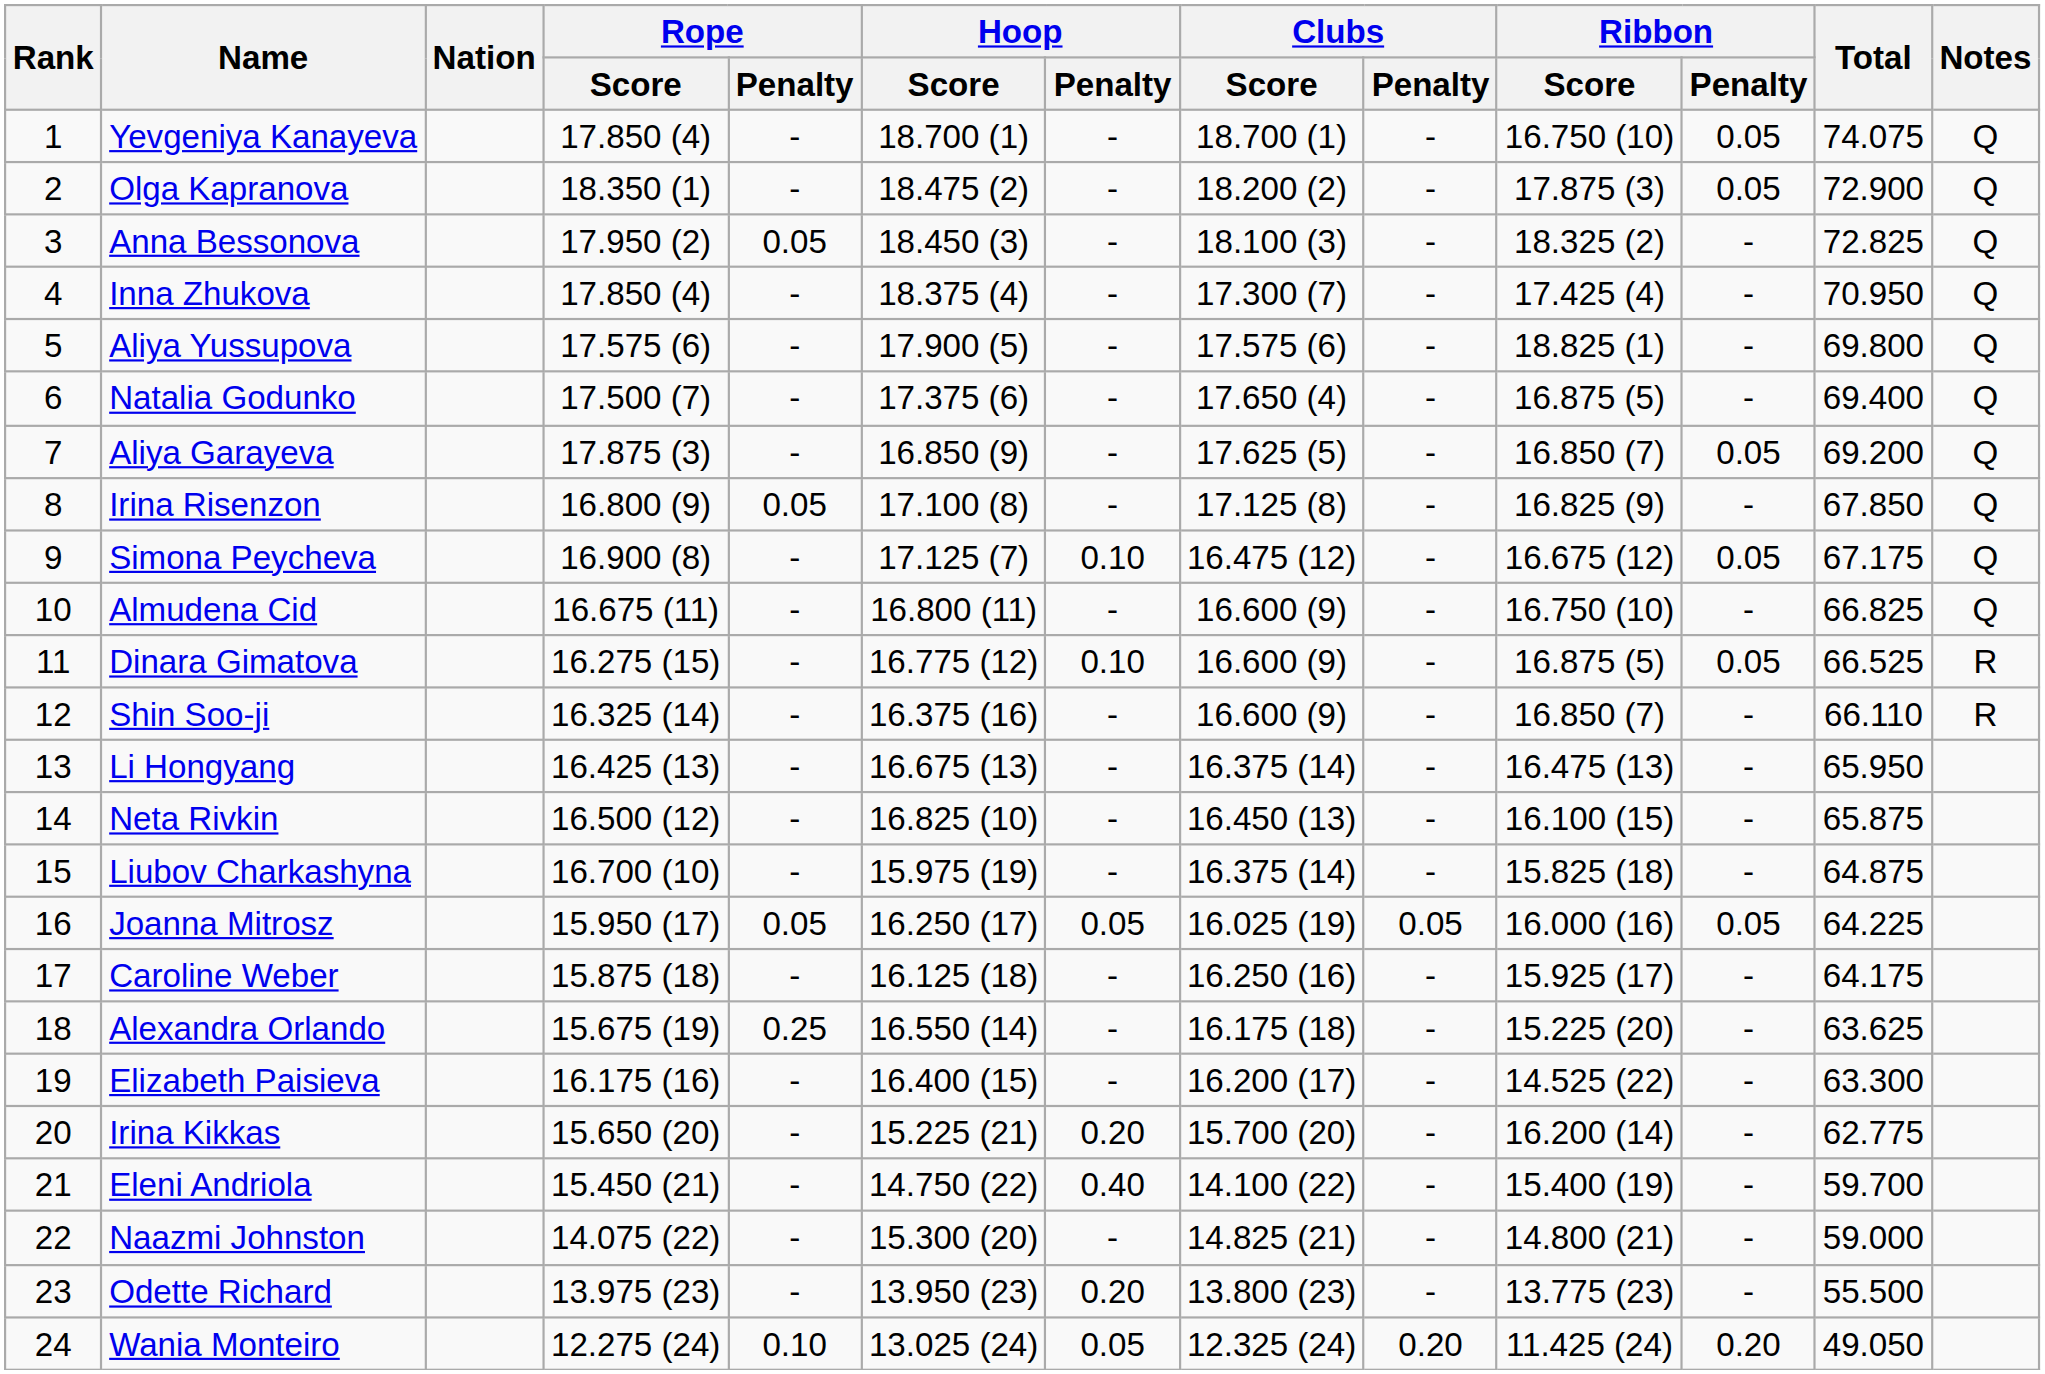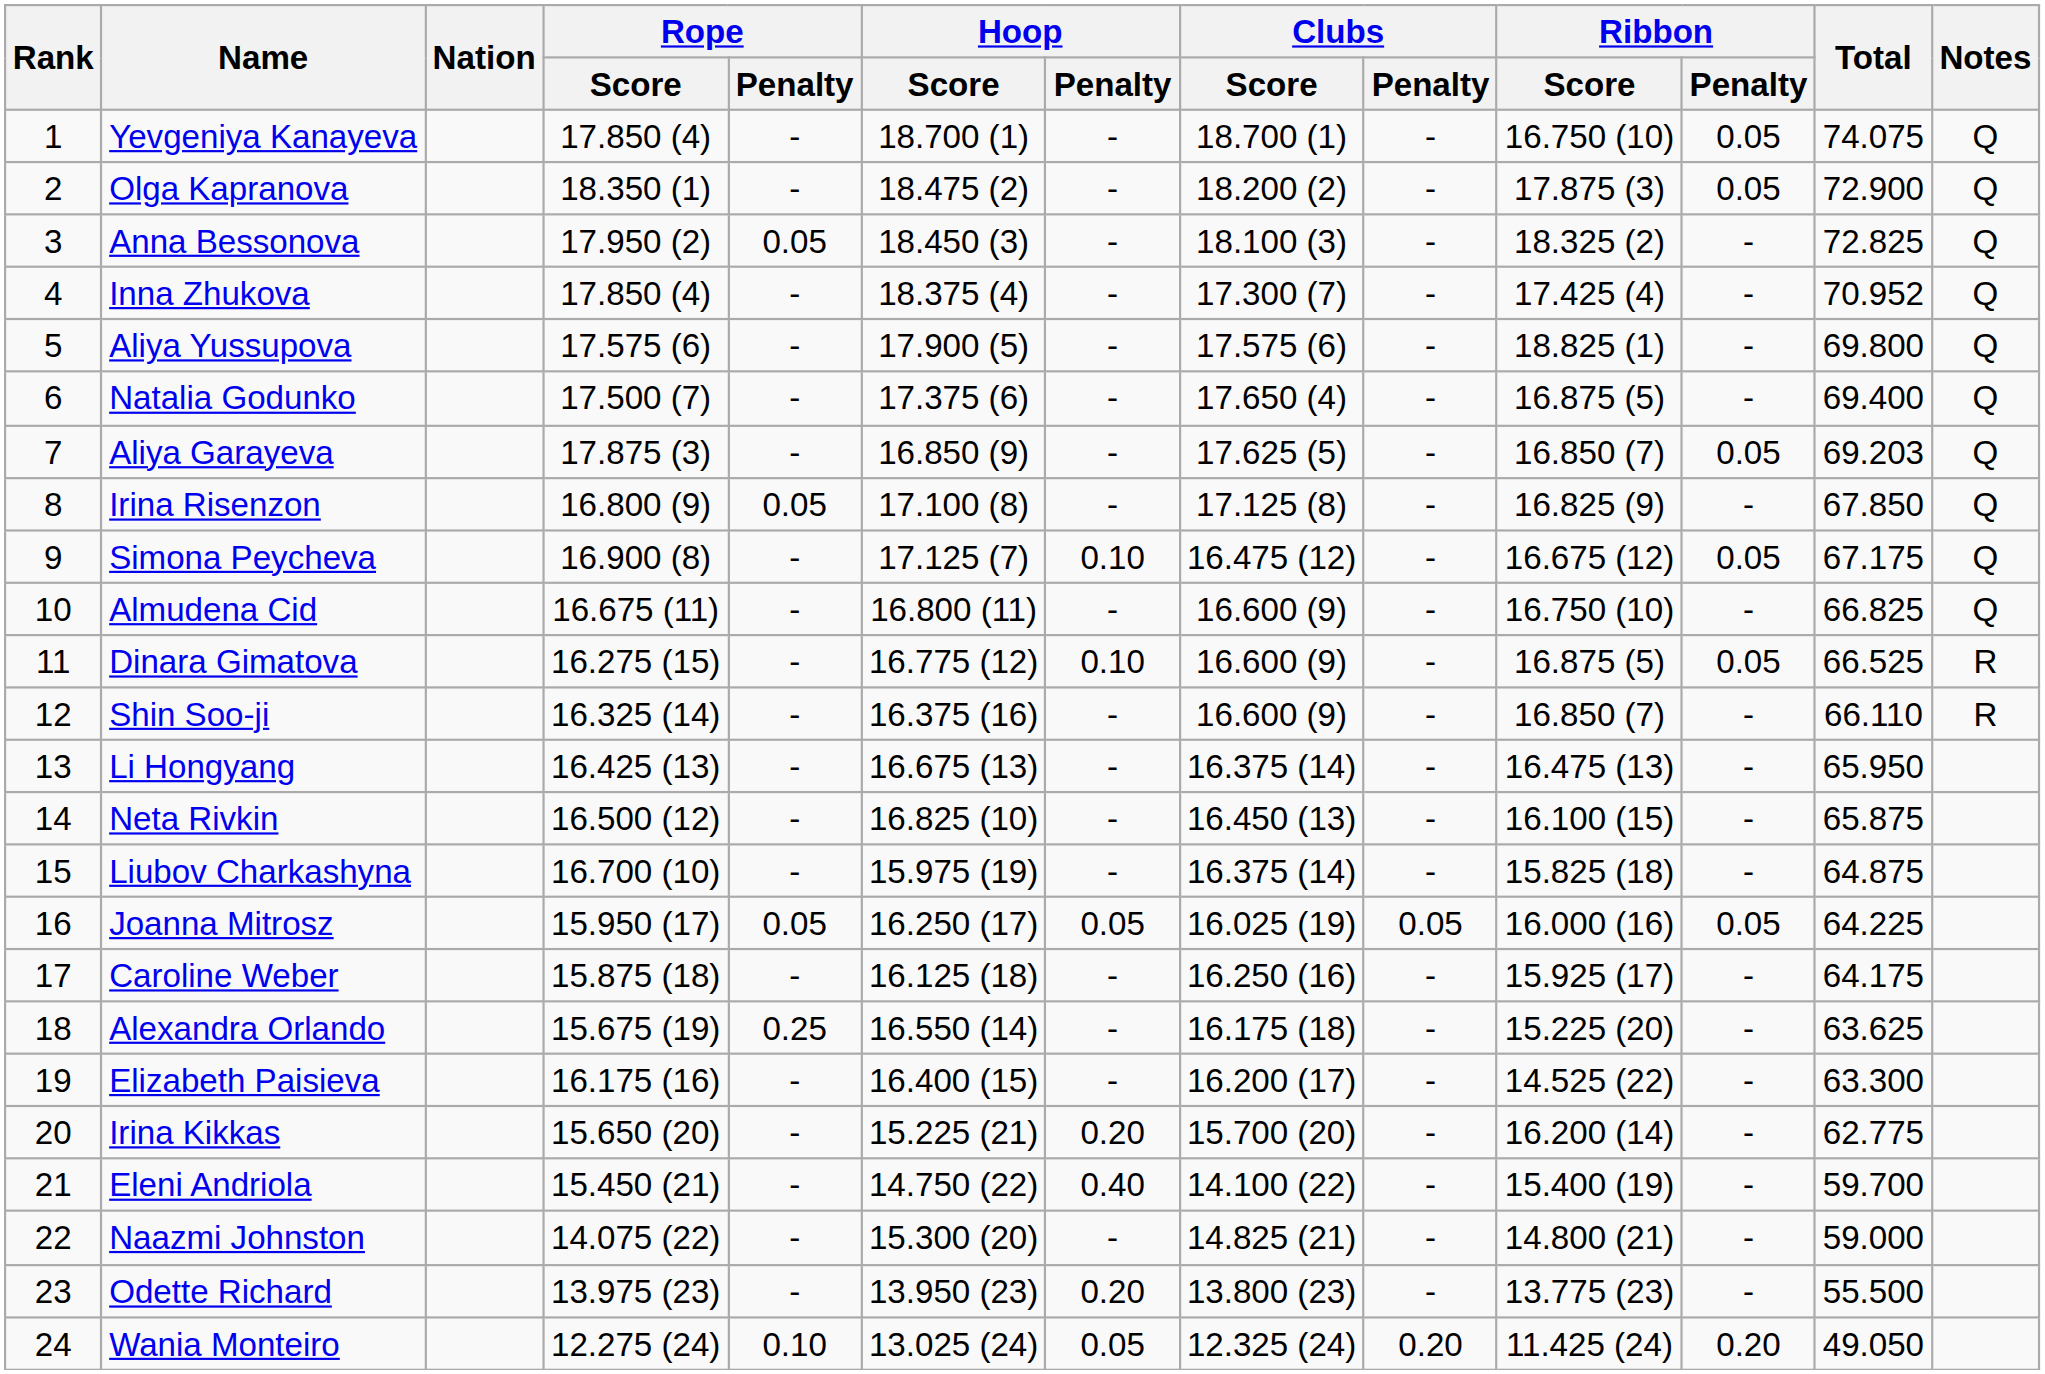(1873, 294) 70.950 -> (1873, 294) 70.952
(1873, 451) 69.200 -> (1873, 451) 69.203
